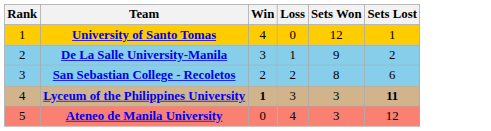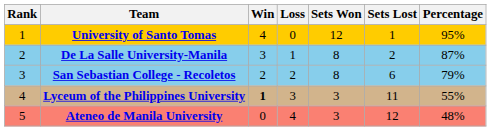+ column: (453, 14)
(336, 55) 9 -> (336, 55) 8
(392, 95) bold -> (392, 95) normal
